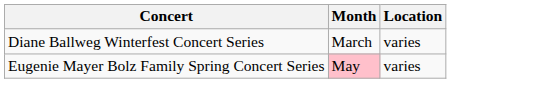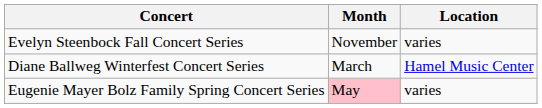+ row: (126, 41)
(402, 41) varies -> (469, 66) Hamel Music Center
